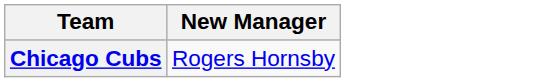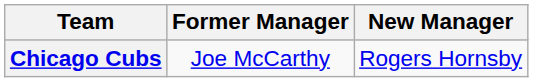+ column: (260, 22)
